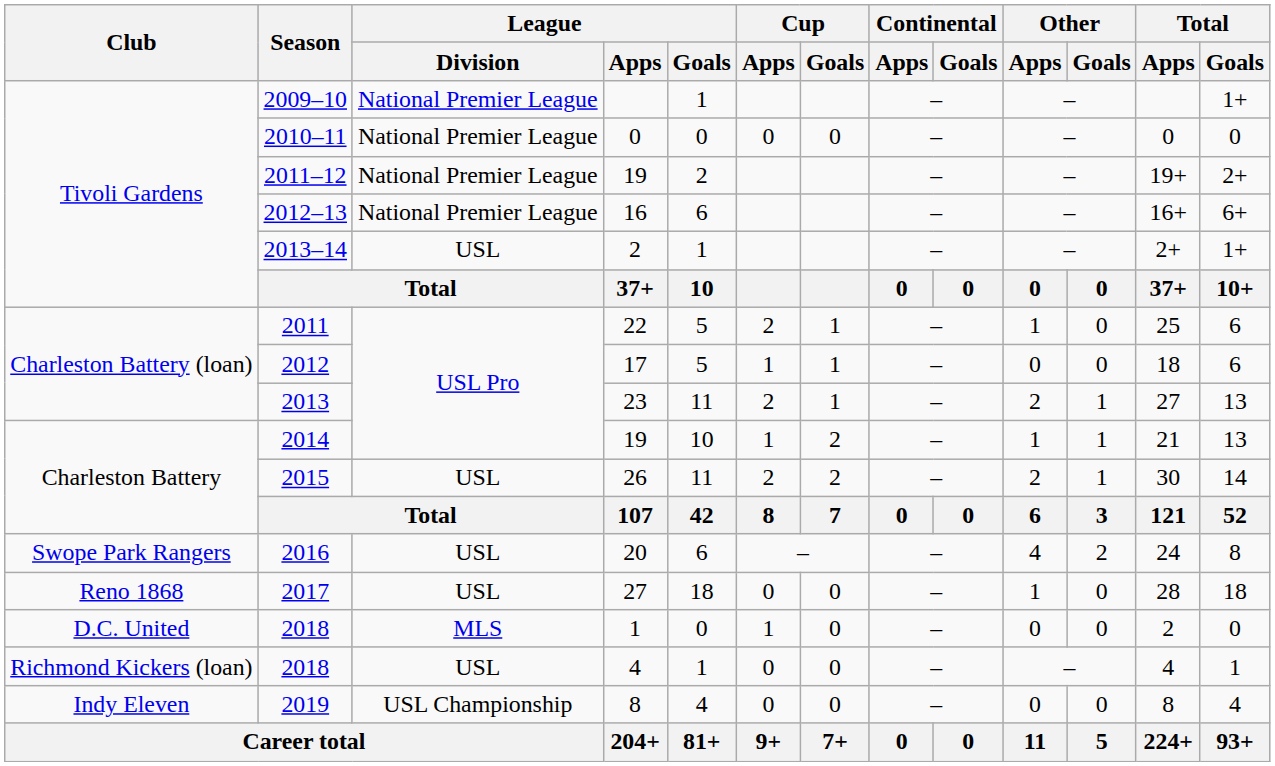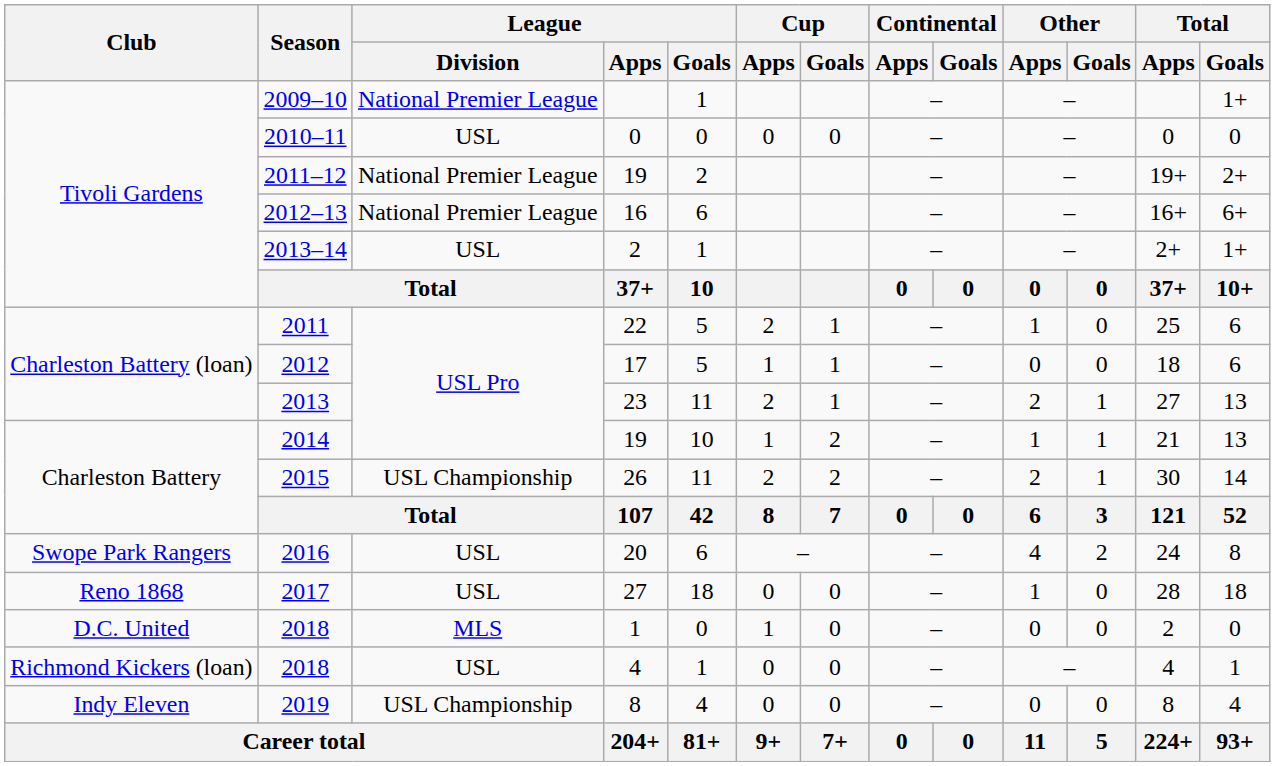(478, 136) National Premier League -> (478, 136) USL
(478, 477) USL -> (478, 477) USL Championship
